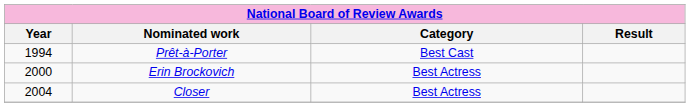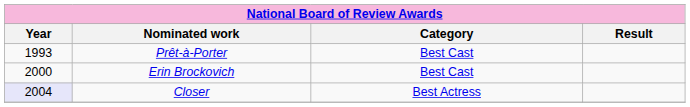(38, 53) 1994 -> (38, 53) 1993
(447, 72) Best Actress -> (447, 72) Best Cast
(38, 92) no background -> (38, 92) lavender background
